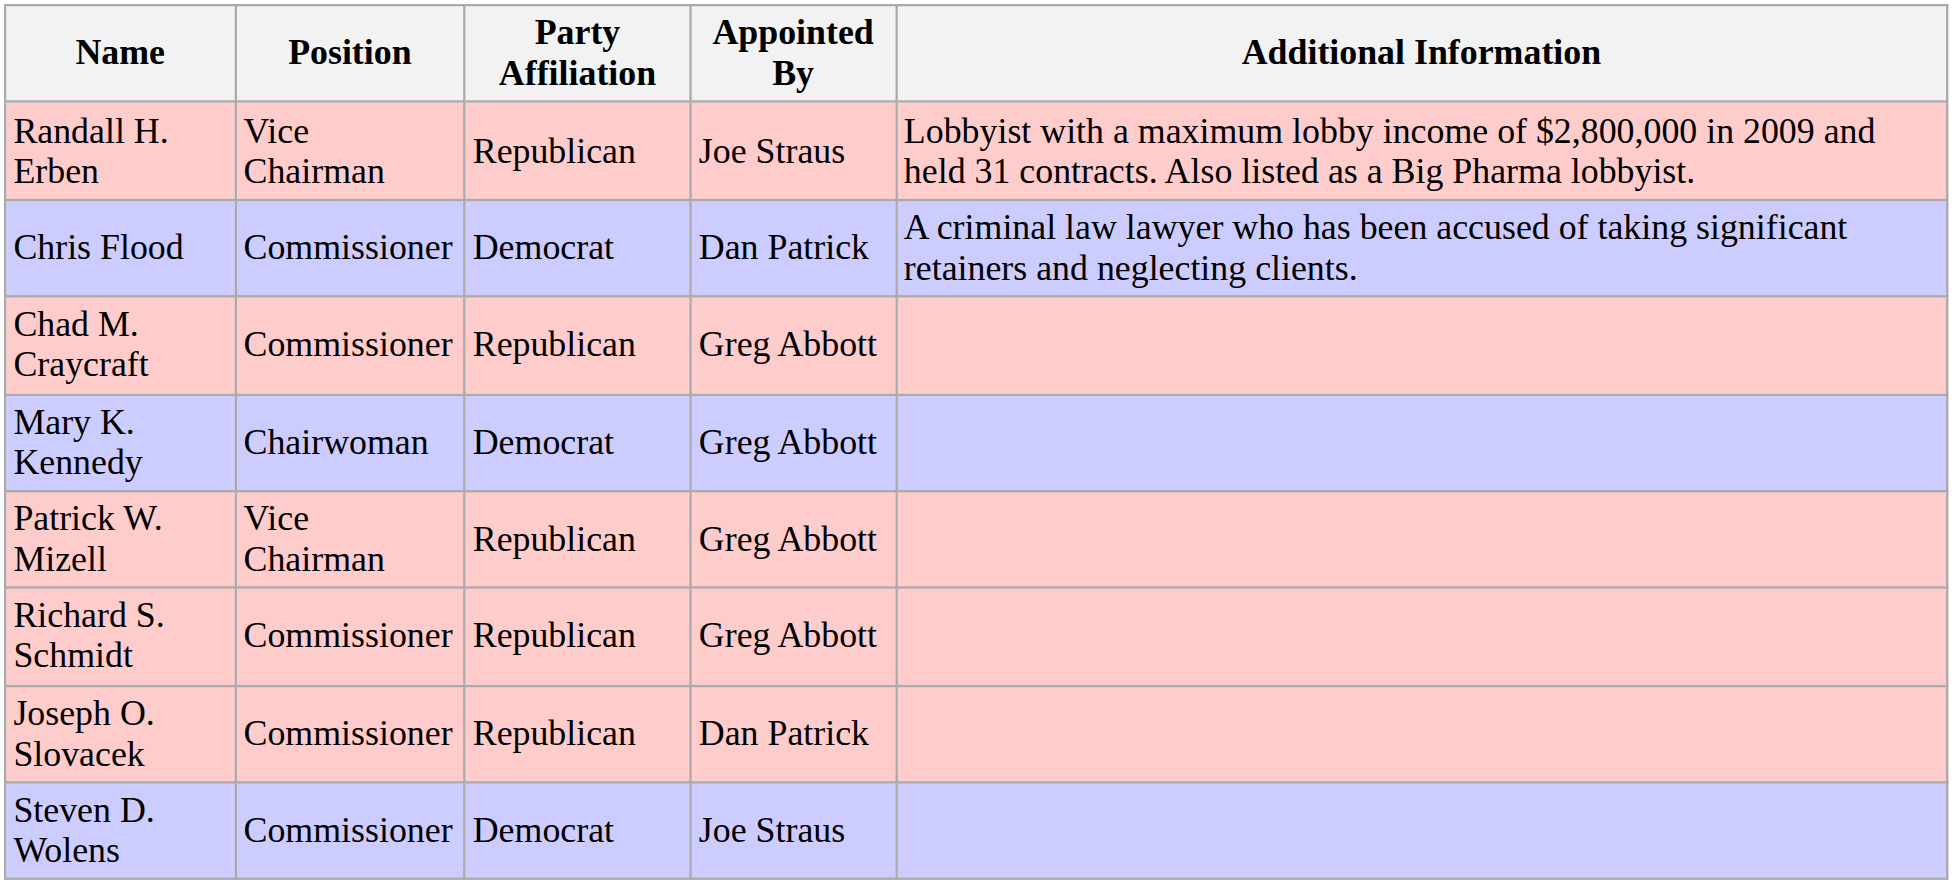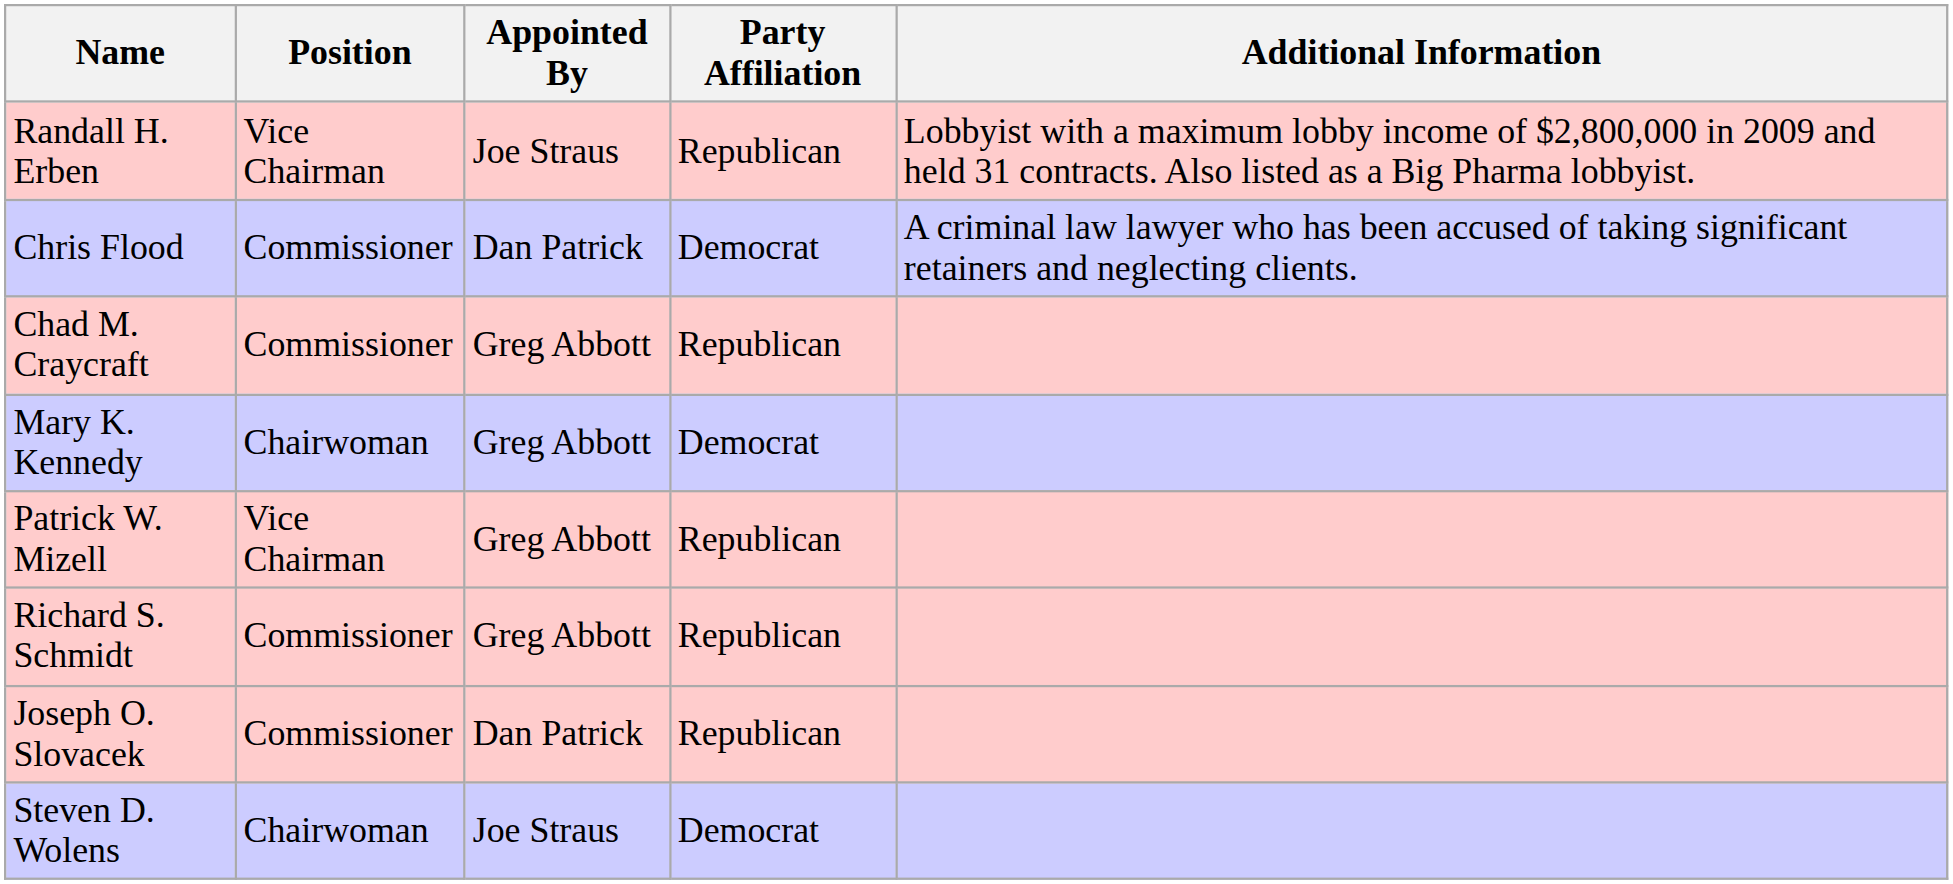columns swapped: (578, 53) <-> (793, 53)
(348, 830) Commissioner -> (336, 830) Chairwoman
